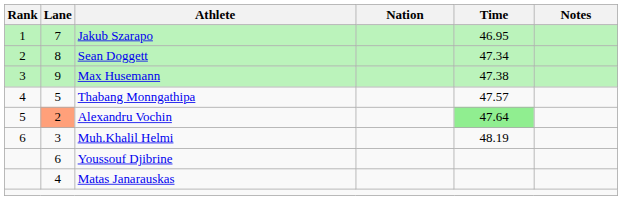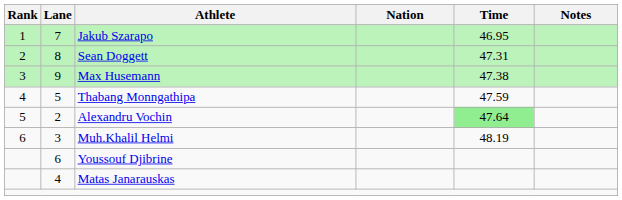(494, 55) 47.34 -> (494, 55) 47.31
(494, 96) 47.57 -> (494, 96) 47.59
(58, 117) lightsalmon background -> (58, 117) no background
